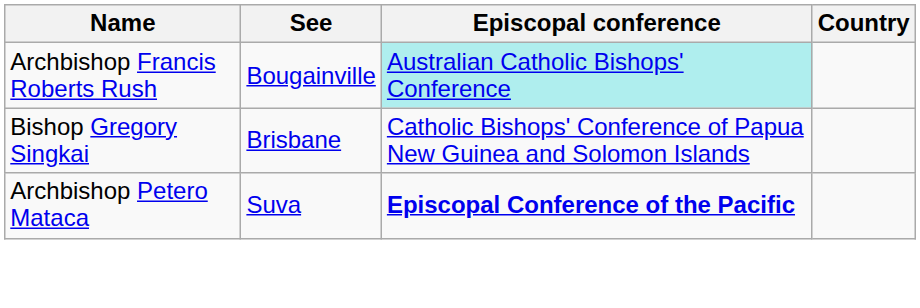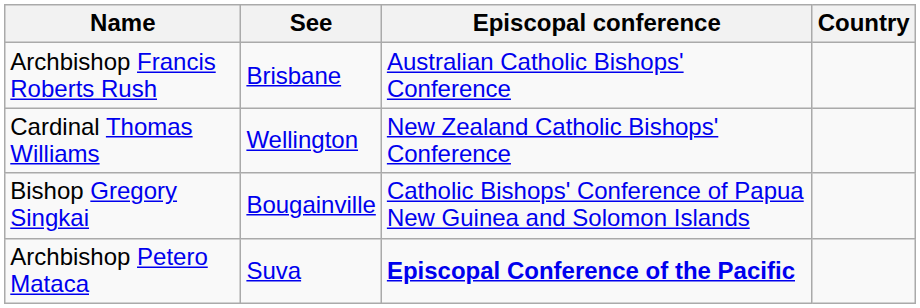(311, 75) Bougainville -> (294, 75) Brisbane
(535, 75) paleturquoise background -> (535, 75) no background
+ row: (101, 140)
(294, 140) Brisbane -> (311, 205) Bougainville
